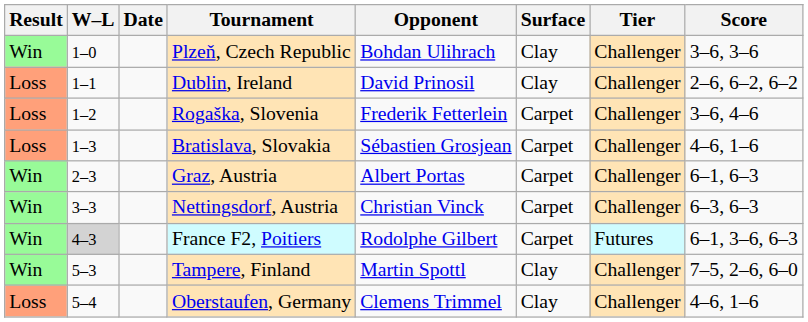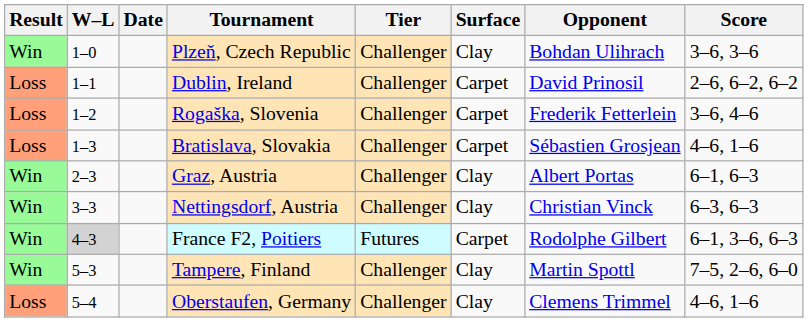columns swapped: (637, 20) <-> (436, 20)
(539, 82) Clay -> (482, 82) Carpet
(547, 176) Carpet -> (474, 176) Clay
(547, 207) Carpet -> (474, 207) Clay
